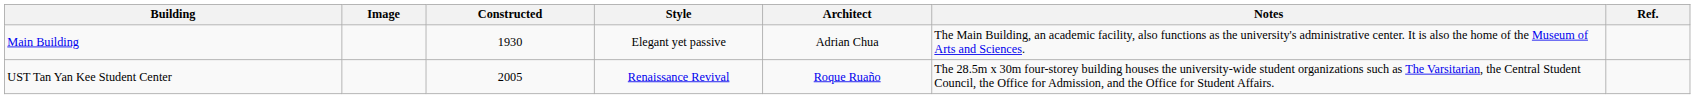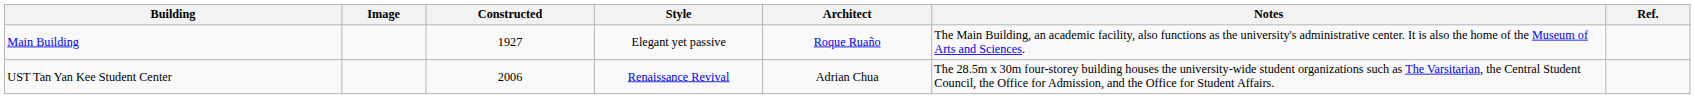(510, 42) 1930 -> (510, 42) 1927
(847, 42) Adrian Chua -> (847, 42) Roque Ruaño
(510, 77) 2005 -> (510, 77) 2006
(847, 77) Roque Ruaño -> (847, 77) Adrian Chua
